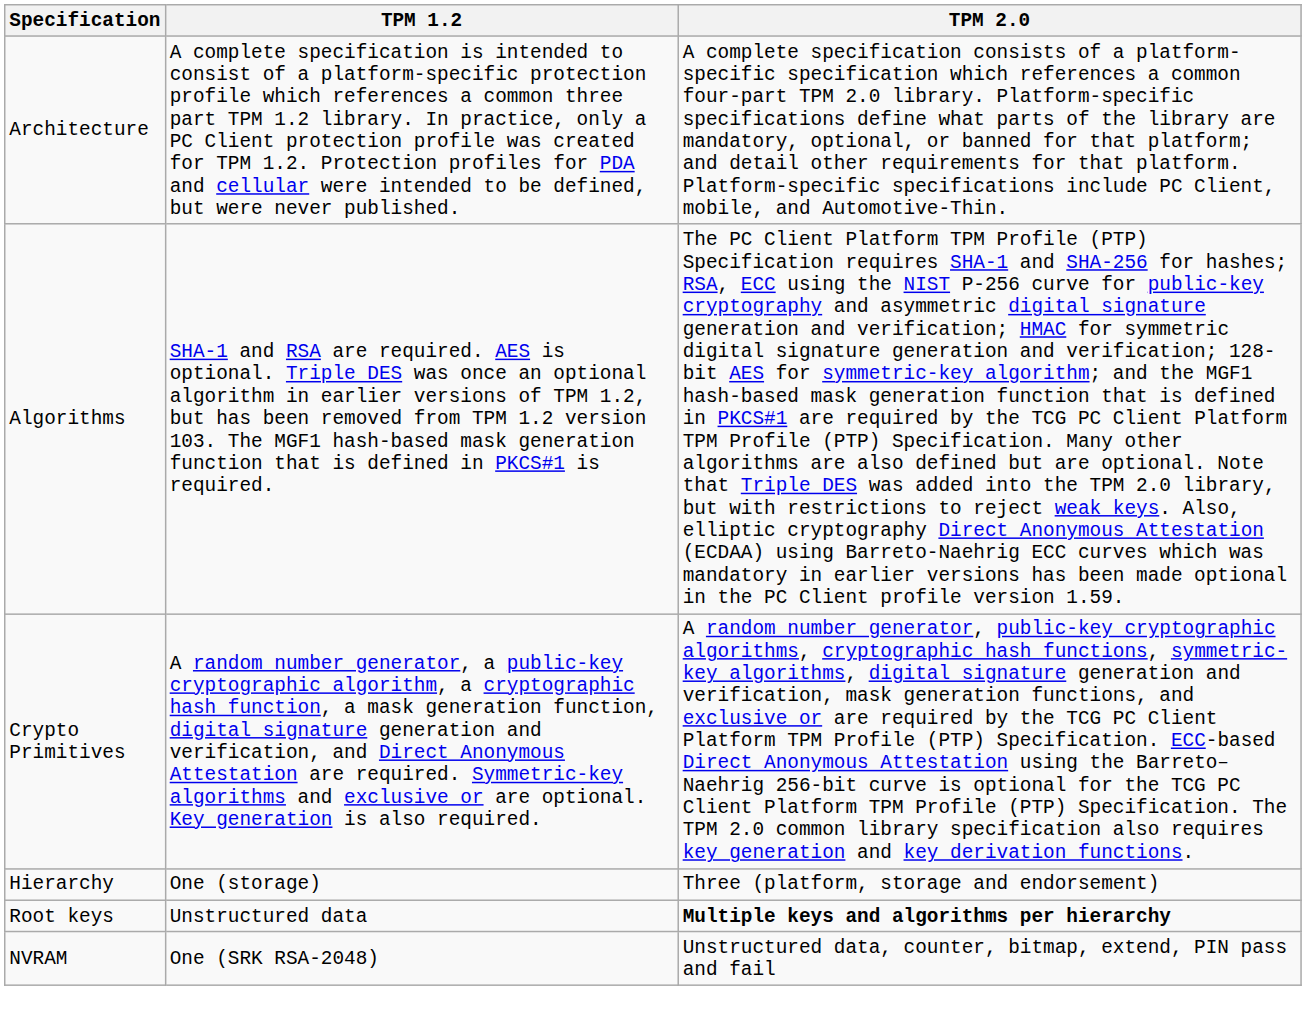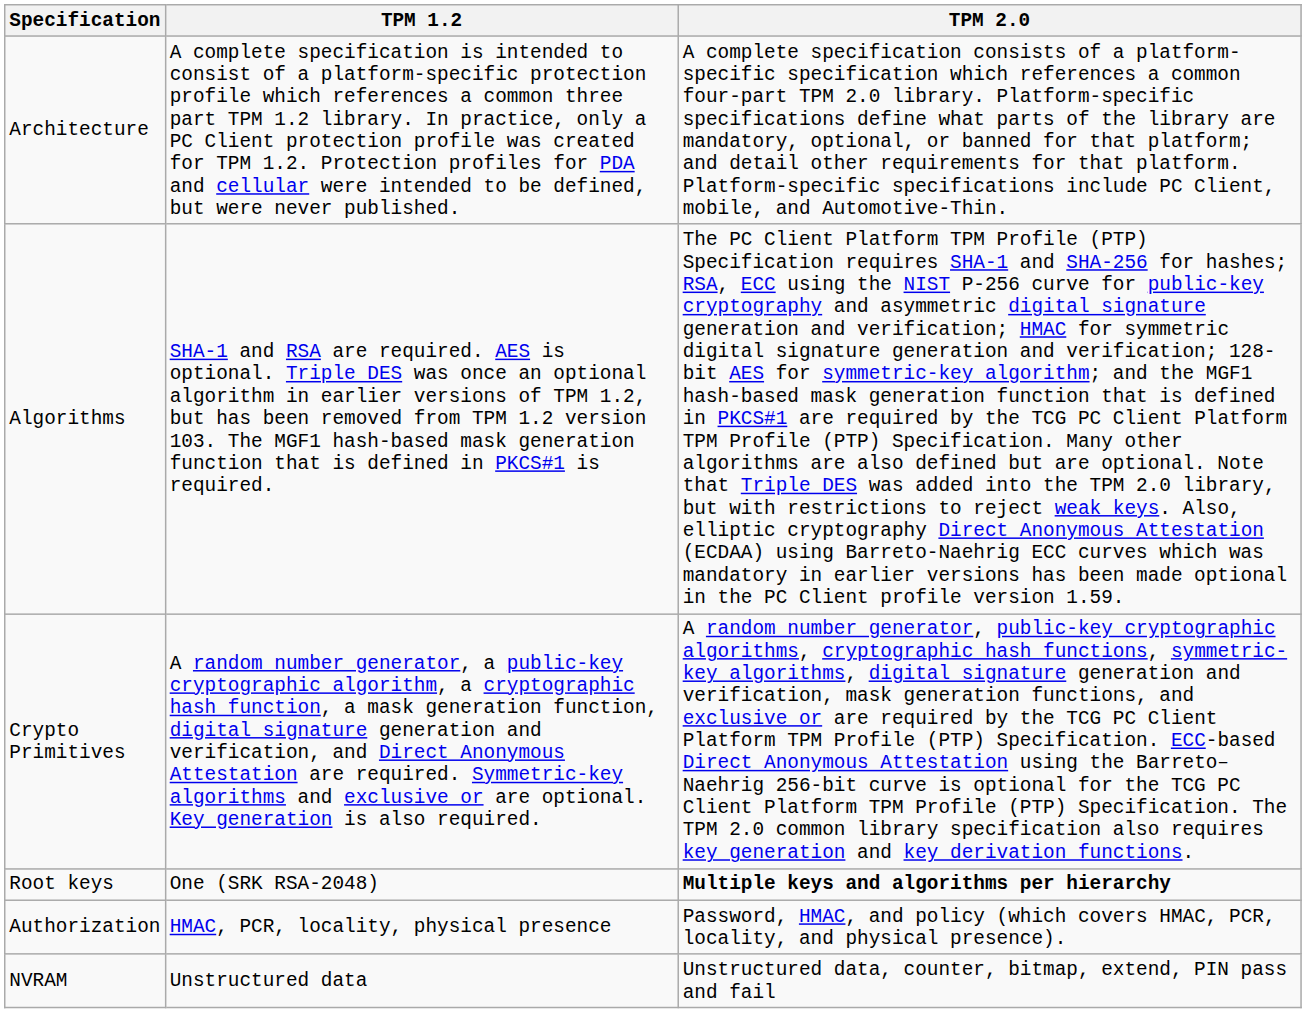- row: (62, 884)
(268, 916) Unstructured data -> (274, 884) One (SRK RSA-2048)
+ row: (85, 927)
(274, 959) One (SRK RSA-2048) -> (268, 981) Unstructured data
